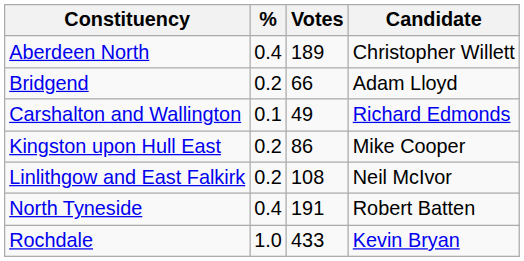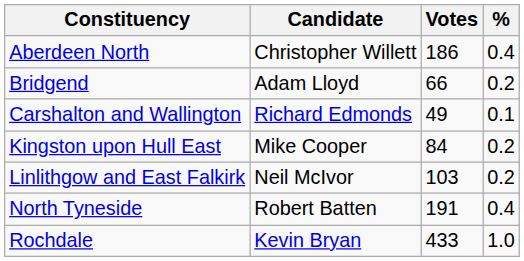columns swapped: (434, 20) <-> (268, 20)
(308, 51) 189 -> (442, 51) 186
(302, 146) 86 -> (437, 146) 84
(308, 177) 108 -> (442, 177) 103
